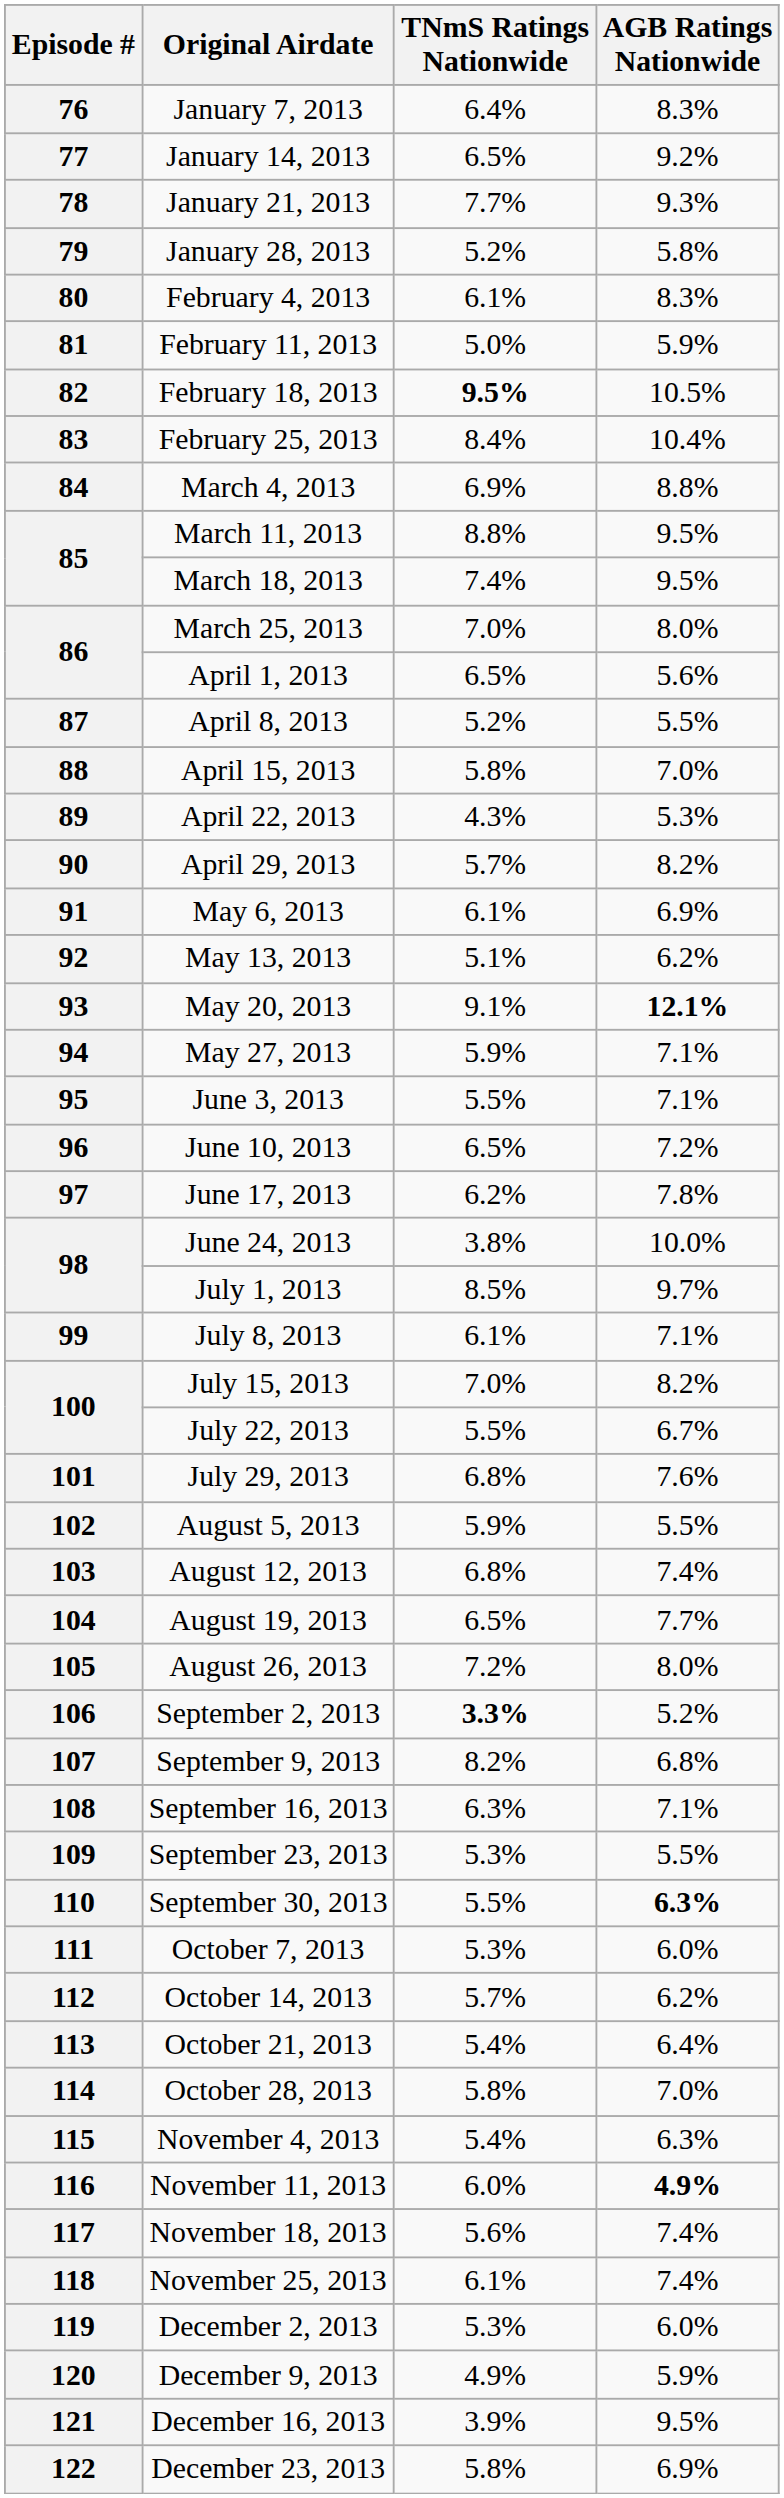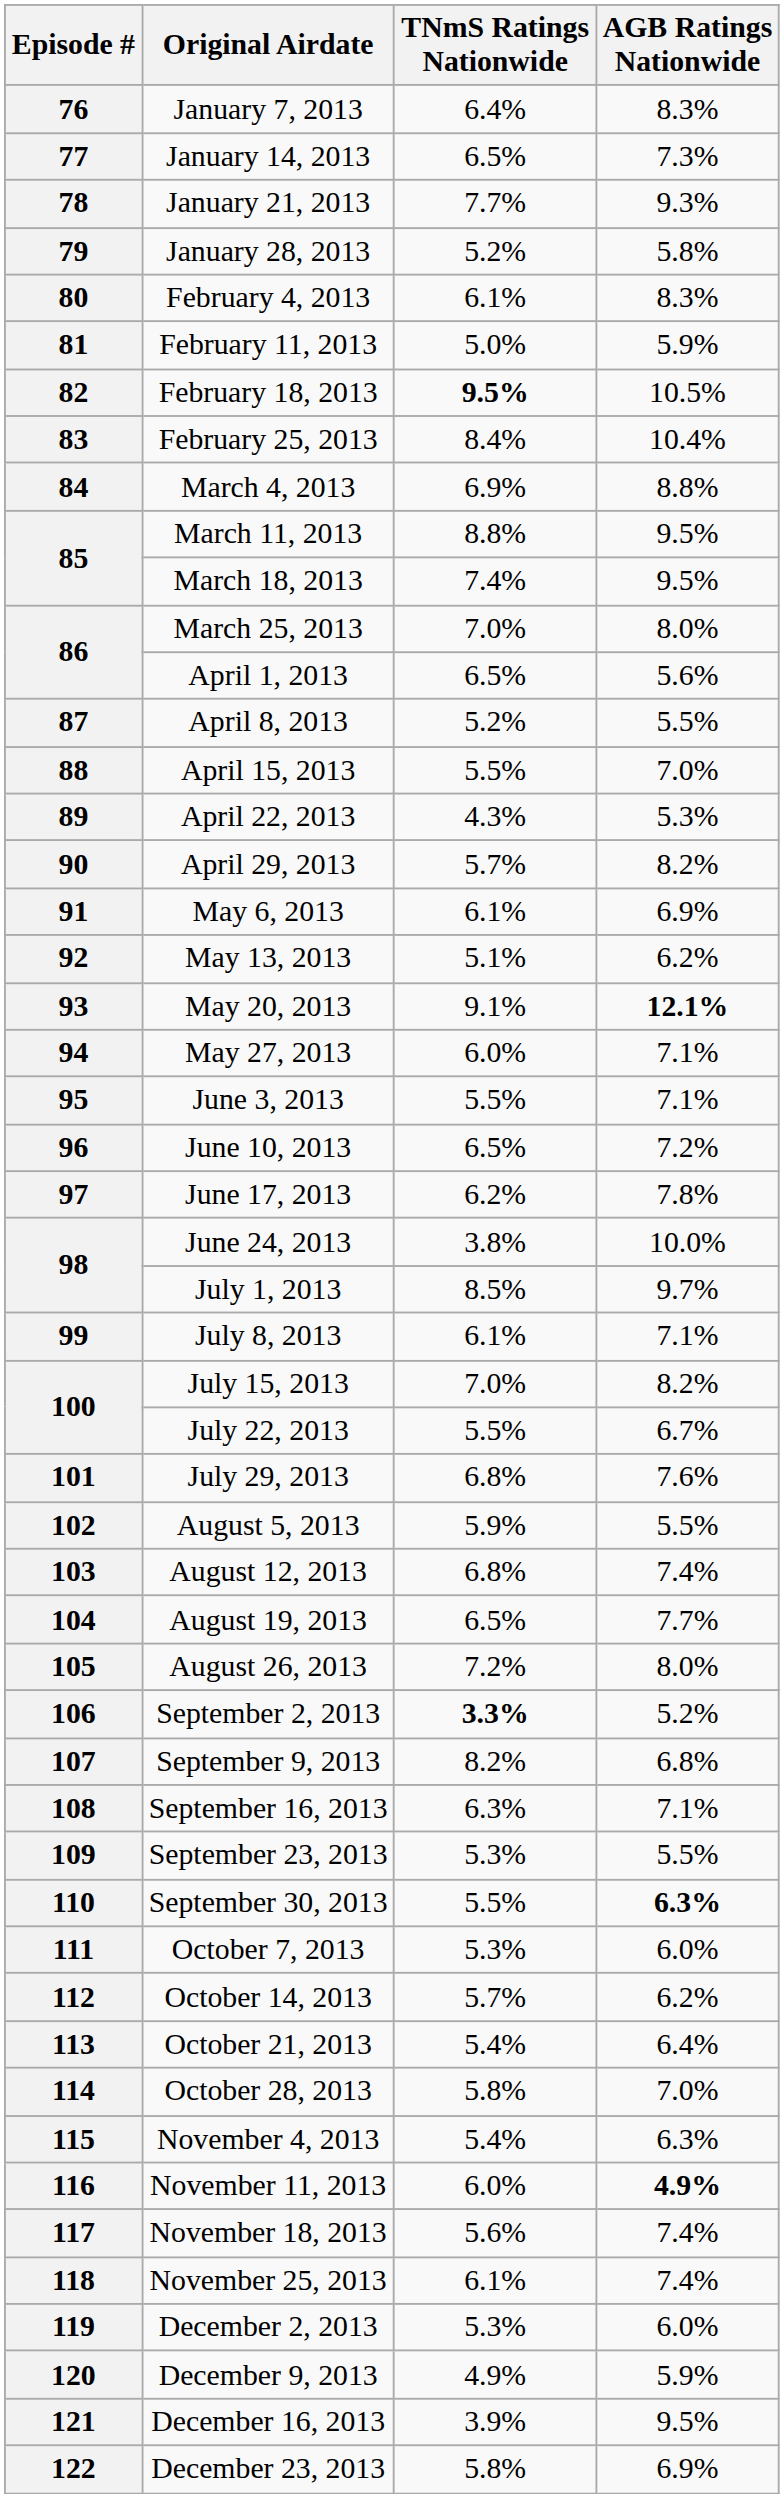(687, 155) 9.2% -> (687, 155) 7.3%
(495, 769) 5.8% -> (495, 769) 5.5%
(495, 1052) 5.9% -> (495, 1052) 6.0%
